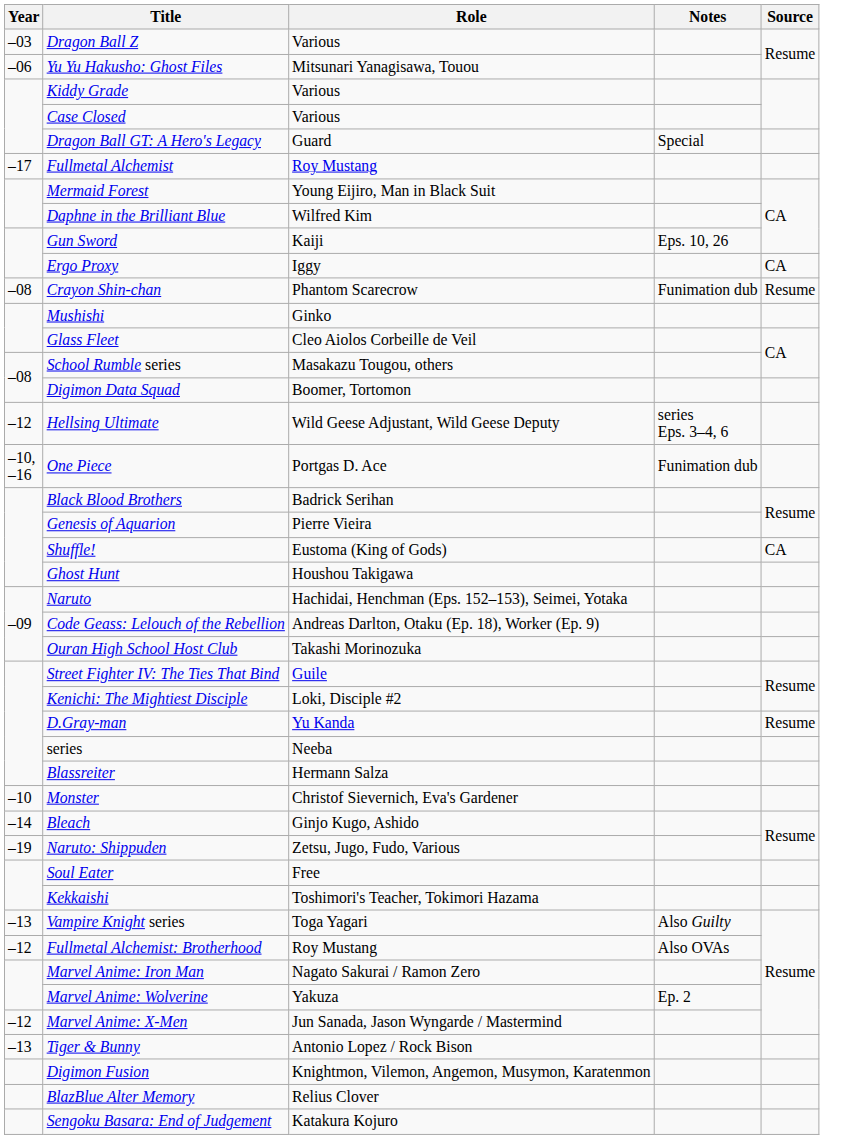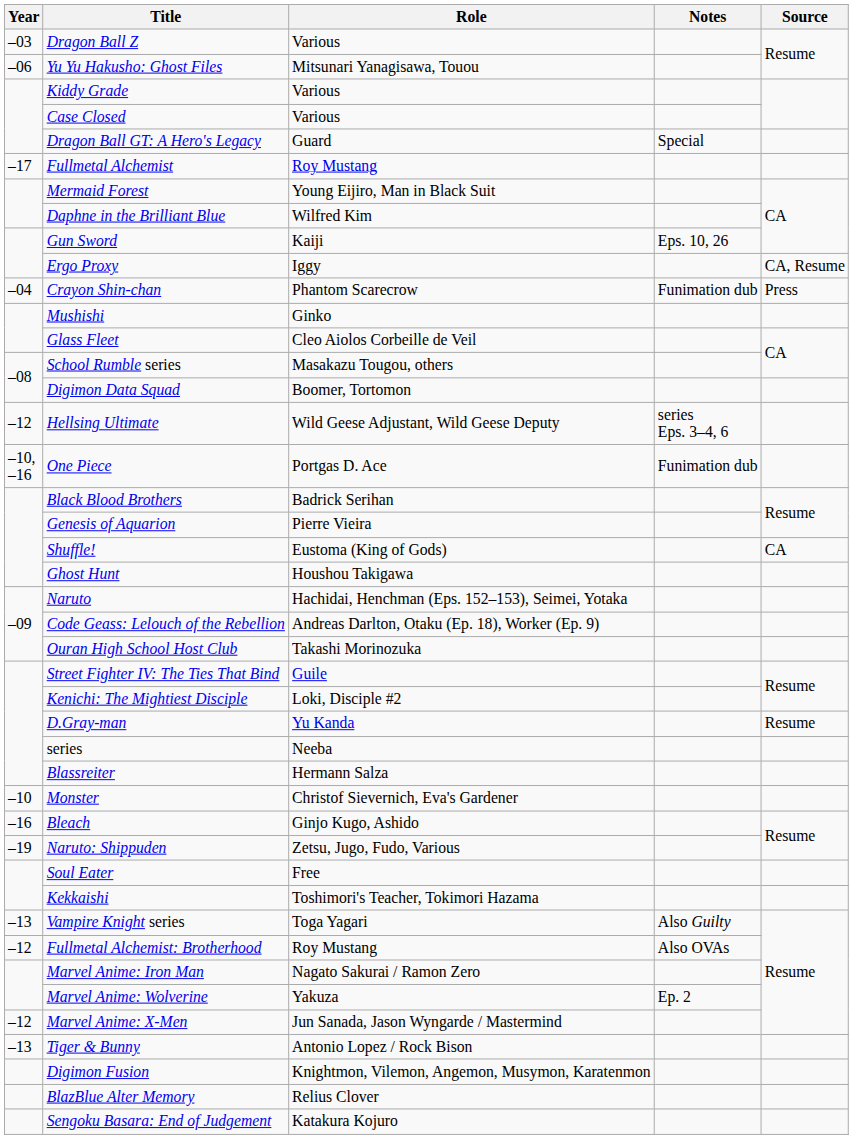(776, 265) CA -> (805, 265) CA, Resume
(20, 290) –08 -> (20, 290) –04
(790, 290) Resume -> (781, 290) Press
(20, 823) –14 -> (20, 823) –16
